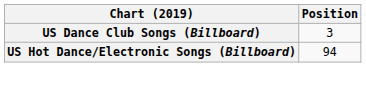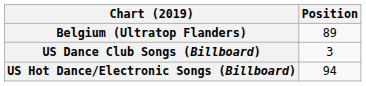+ row: (152, 33)
